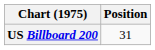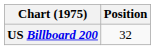(126, 34) 31 -> (126, 34) 32
